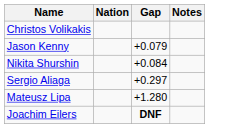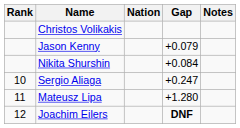+ column: (20, 13)
(151, 81) +0.297 -> (182, 81) +0.247
